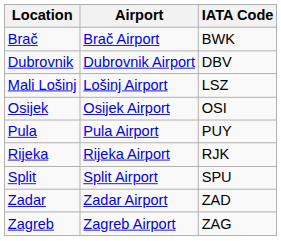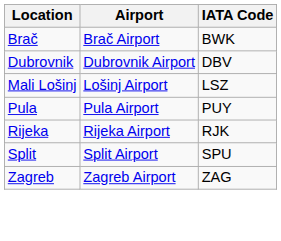- row: (28, 108)
- row: (27, 200)
